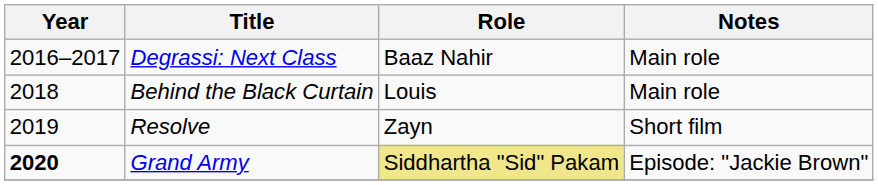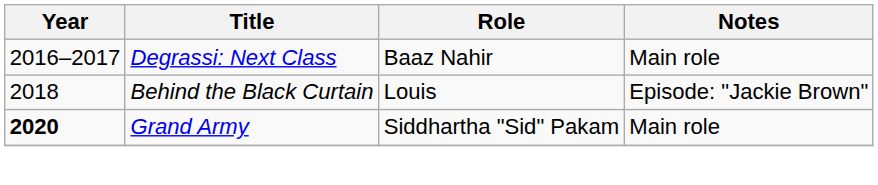(675, 92) Main role -> (749, 92) Episode: "Jackie Brown"
- row: (170, 127)
(501, 162) khaki background -> (501, 127) no background
(749, 162) Episode: "Jackie Brown" -> (675, 127) Main role
